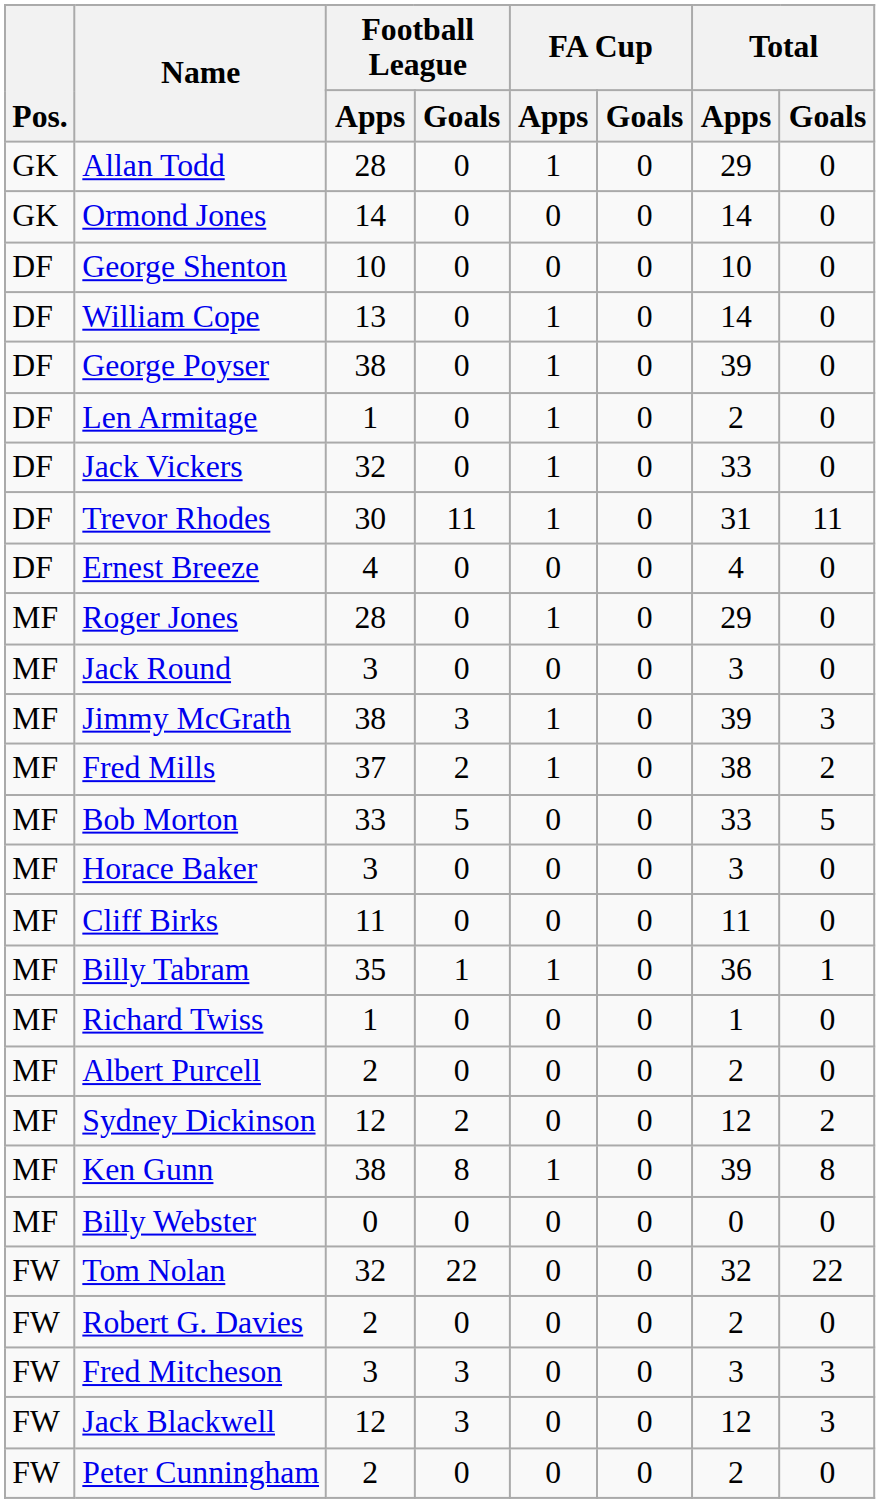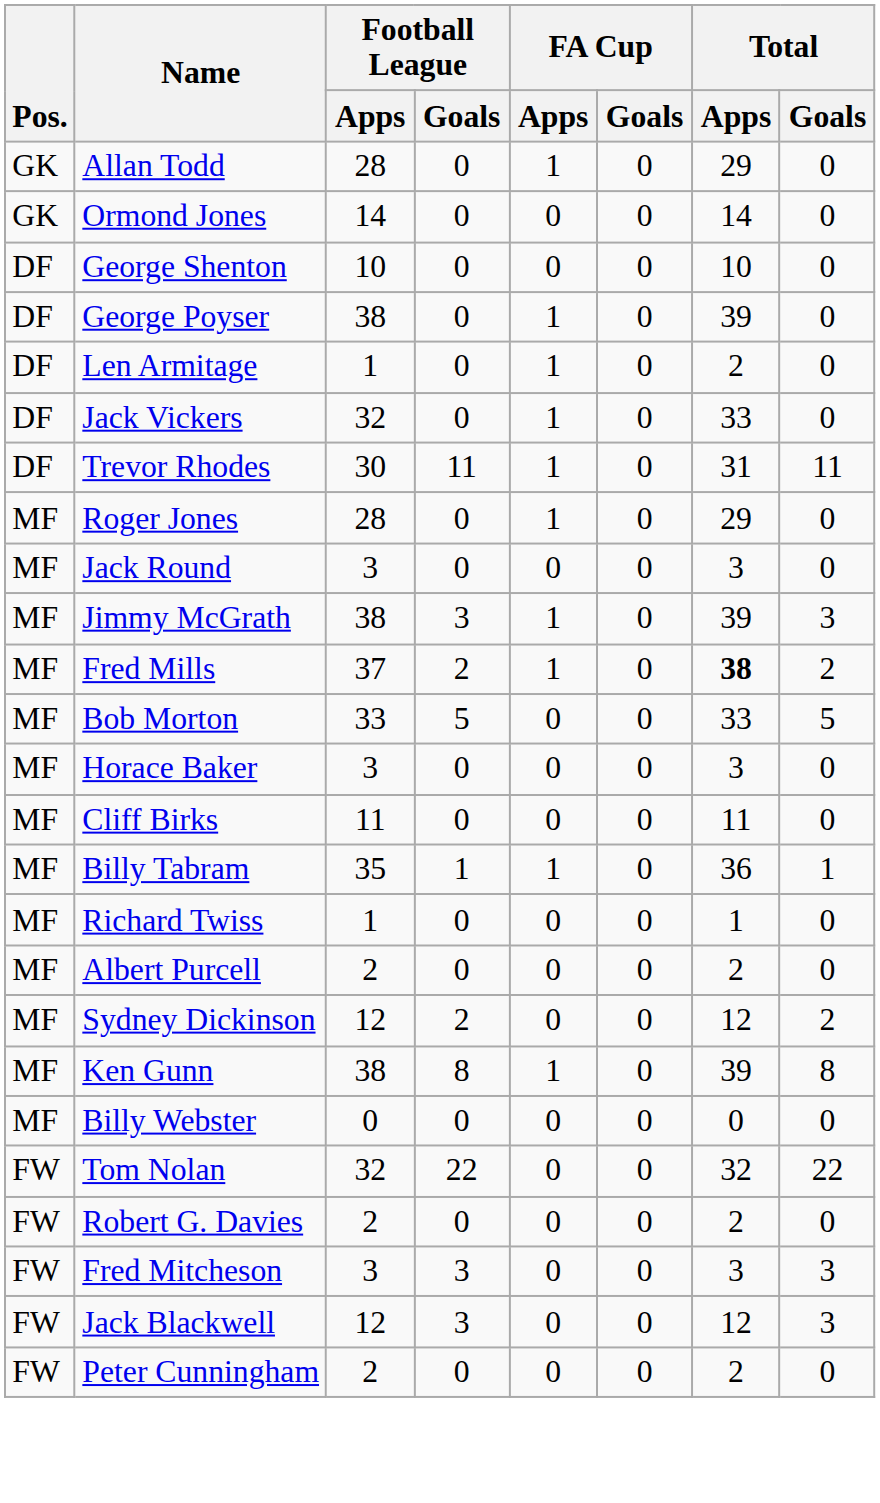- row: (171, 316)
- row: (171, 567)
(736, 768) normal -> (736, 668) bold
